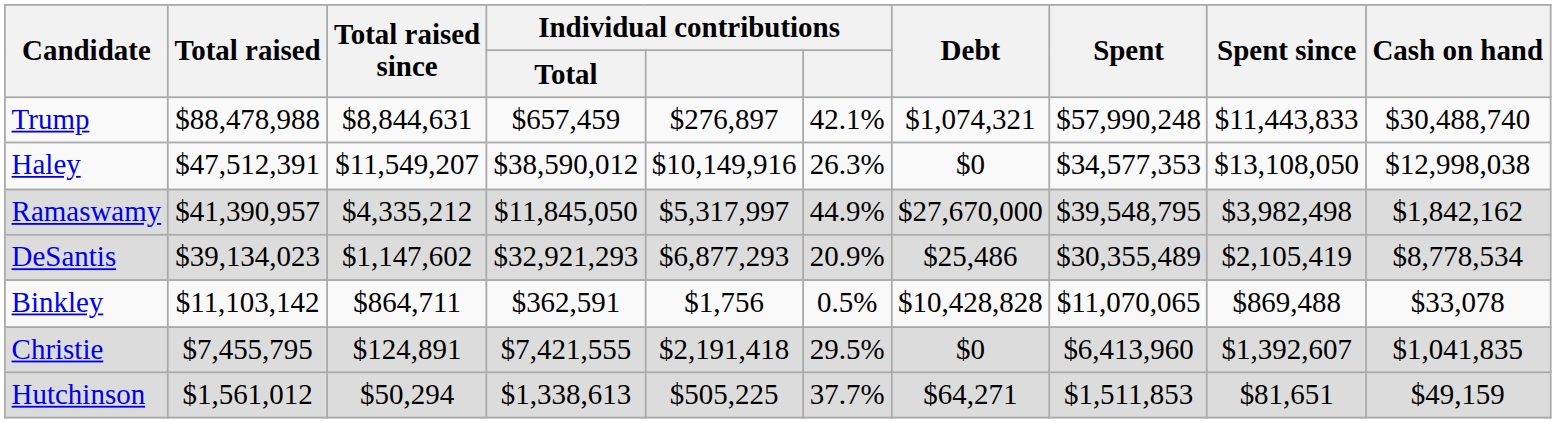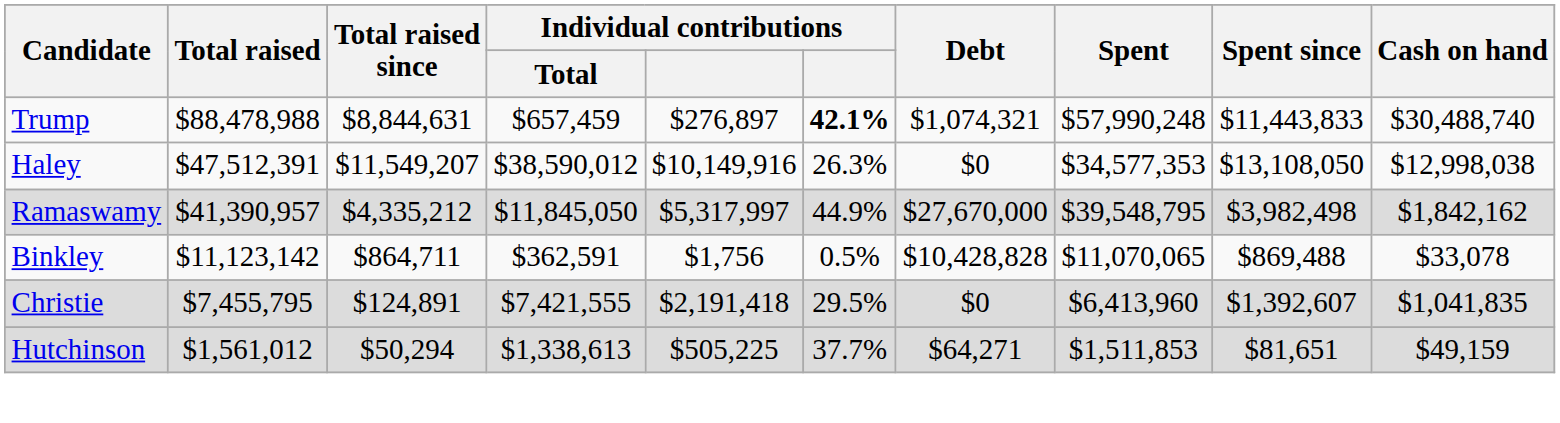(847, 119) normal -> (850, 119) bold
- row: (64, 257)
(248, 303) $11,103,142 -> (248, 257) $11,123,142
